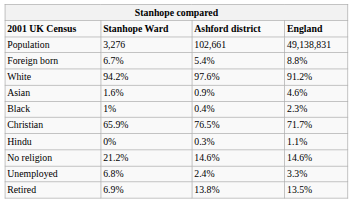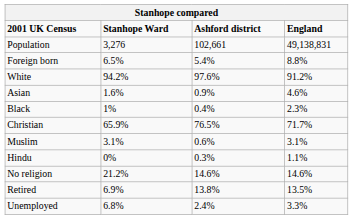(113, 61) 6.7% -> (113, 61) 6.5%
+ row: (22, 142)
rows swapped: (32, 174) <-> (22, 190)
